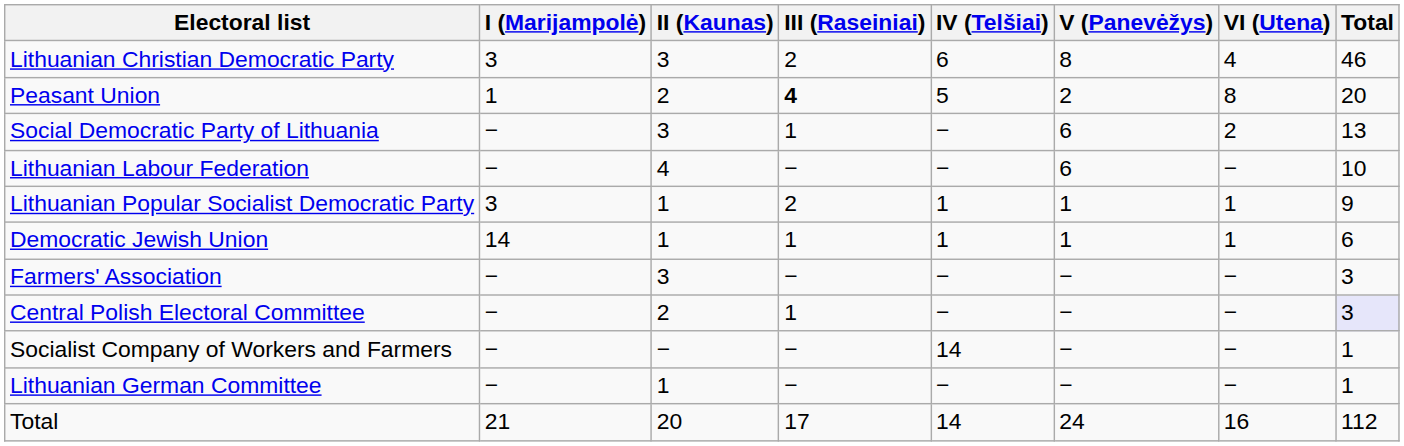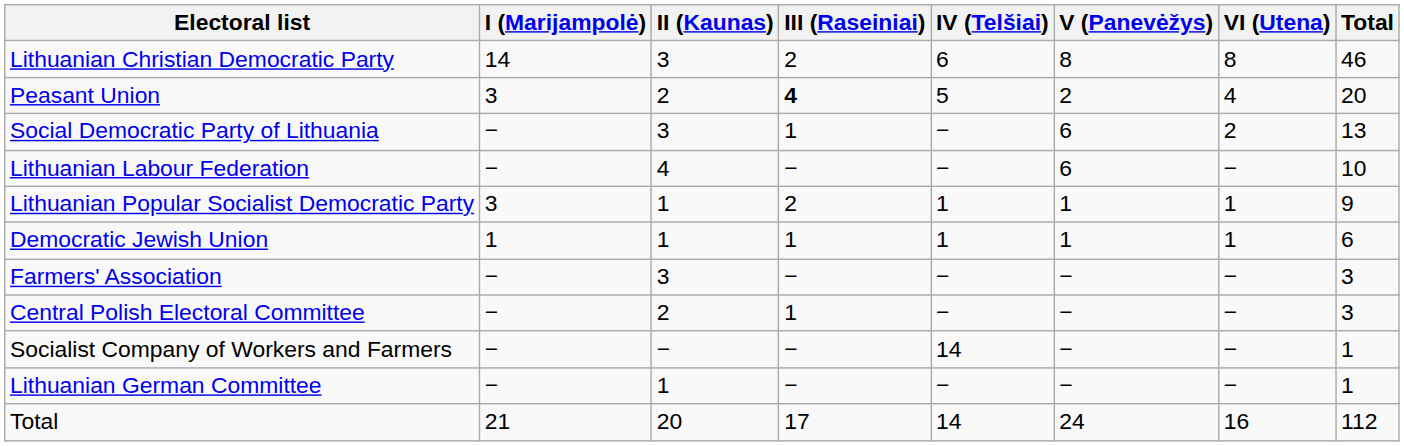(491, 58) 3 -> (497, 58) 14
(1230, 58) 4 -> (1230, 58) 8
(491, 95) 1 -> (491, 95) 3
(1230, 95) 8 -> (1230, 95) 4
(497, 240) 14 -> (491, 240) 1
(1347, 312) lavender background -> (1347, 312) no background
